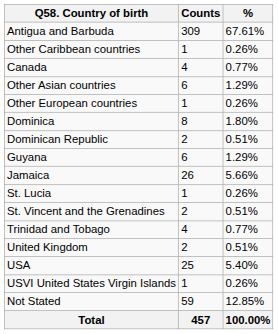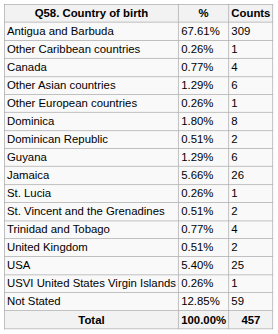columns swapped: (201, 13) <-> (248, 13)
